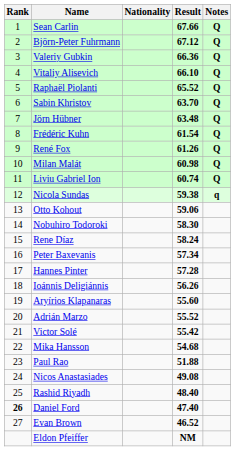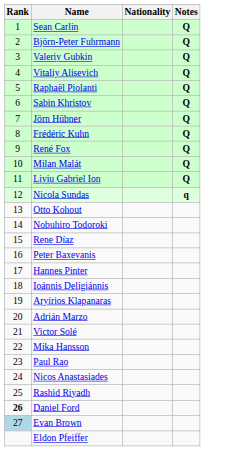- column: (188, 12)
(18, 423) no background -> (18, 423) lightblue background
